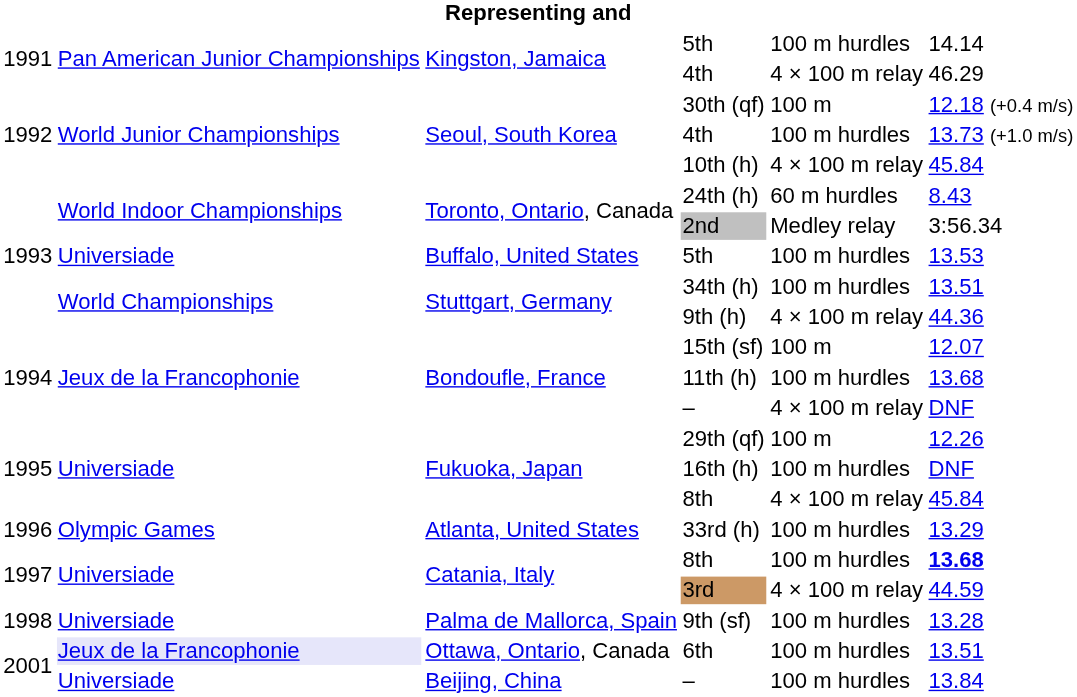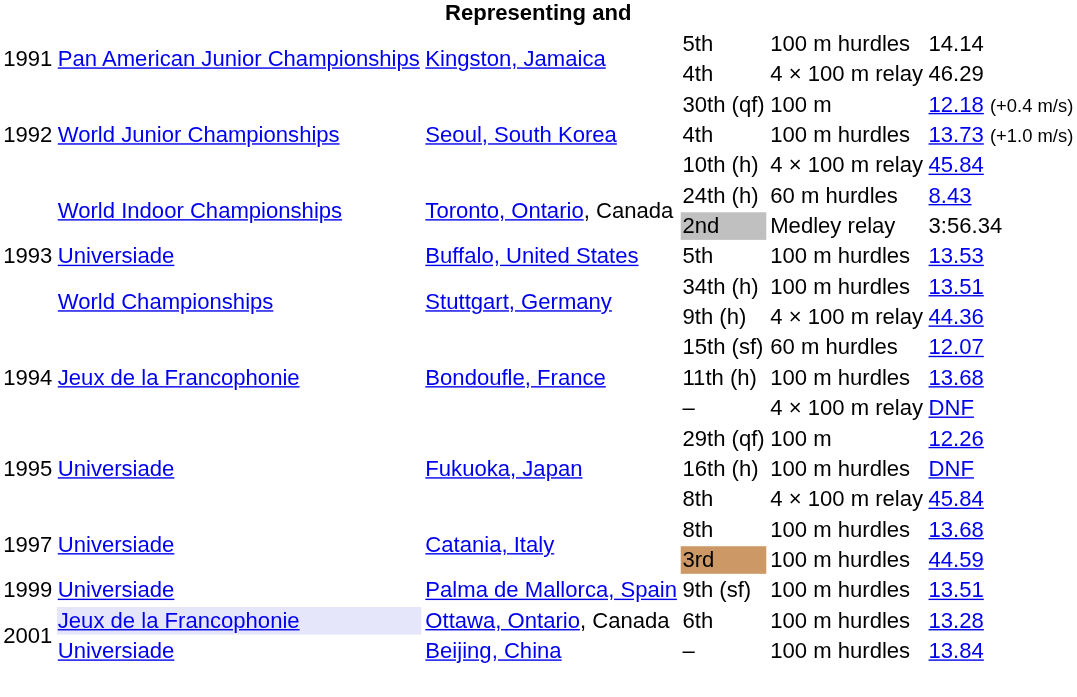(801, 347) 100 m -> (834, 347) 60 m hurdles
- row: (532, 529)
(956, 559) bold -> (956, 529) normal
(847, 590) 4 × 100 m relay -> (840, 559) 100 m hurdles
(28, 620) 1998 -> (28, 590) 1999
(956, 620) 13.28 -> (956, 590) 13.51
(956, 650) 13.51 -> (956, 620) 13.28
